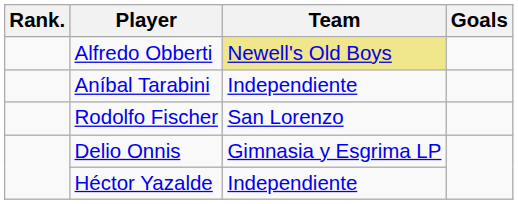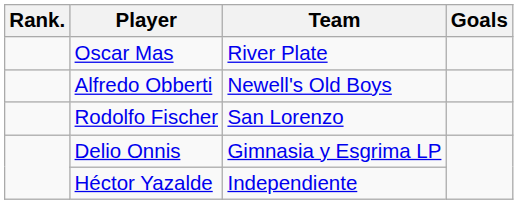+ row: (124, 53)
(310, 53) khaki background -> (310, 85) no background
- row: (142, 85)
